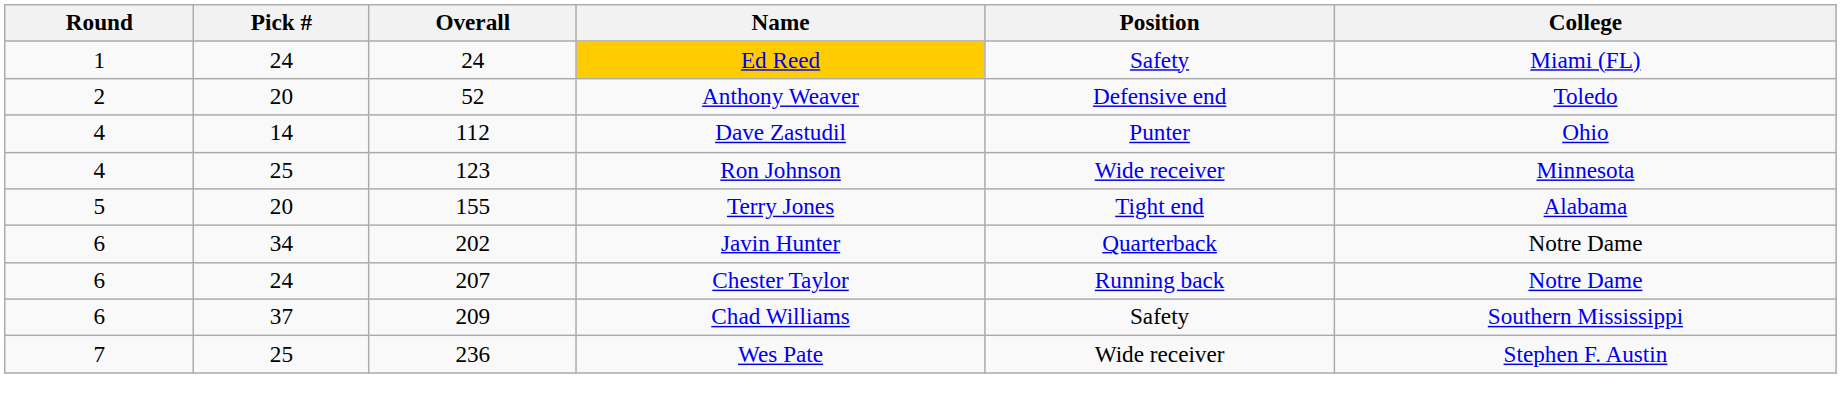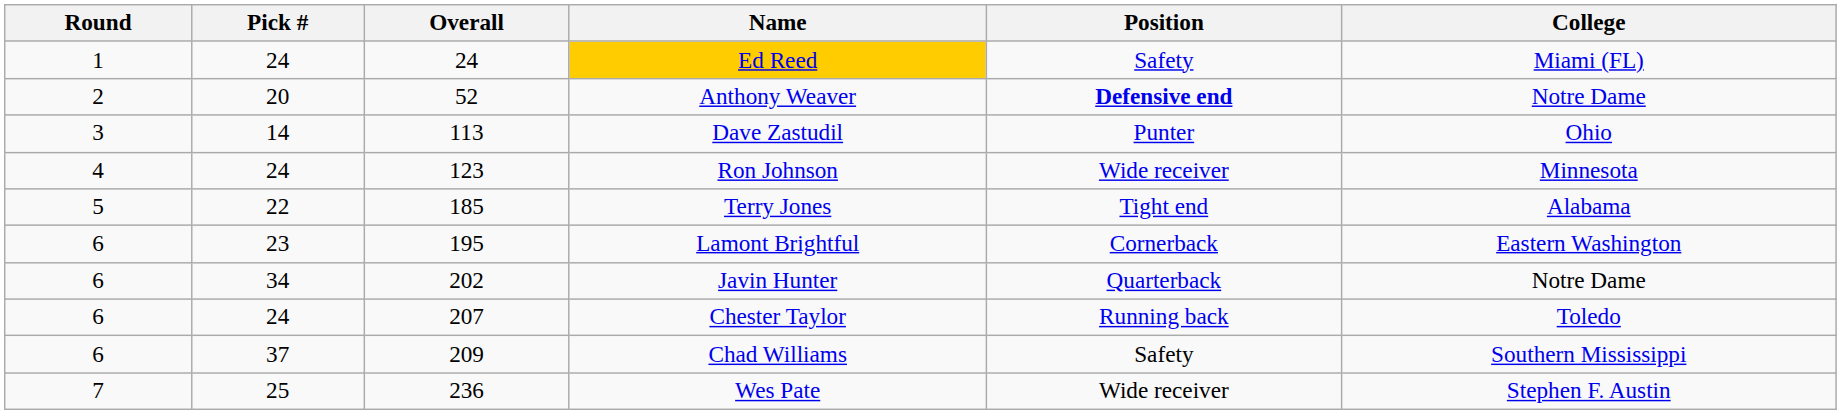(1160, 96) normal -> (1164, 96) bold
(1585, 96) Toledo -> (1589, 96) Notre Dame
(99, 133) 4 -> (98, 133) 3
(473, 133) 112 -> (467, 133) 113
(281, 170) 25 -> (278, 170) 24
(281, 206) 20 -> (278, 206) 22
(473, 206) 155 -> (467, 206) 185
+ row: (778, 243)
(1585, 280) Notre Dame -> (1589, 317) Toledo
